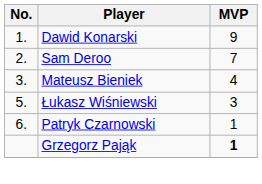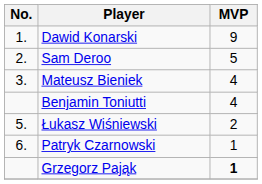(234, 59) 7 -> (234, 59) 5
+ row: (94, 102)
(234, 102) 3 -> (234, 124) 2
